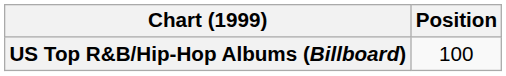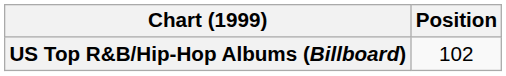(456, 53) 100 -> (456, 53) 102
